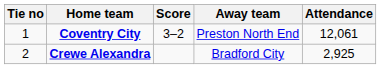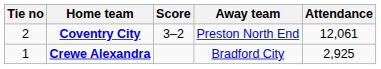(26, 34) 1 -> (26, 34) 2
(26, 53) 2 -> (26, 53) 1
